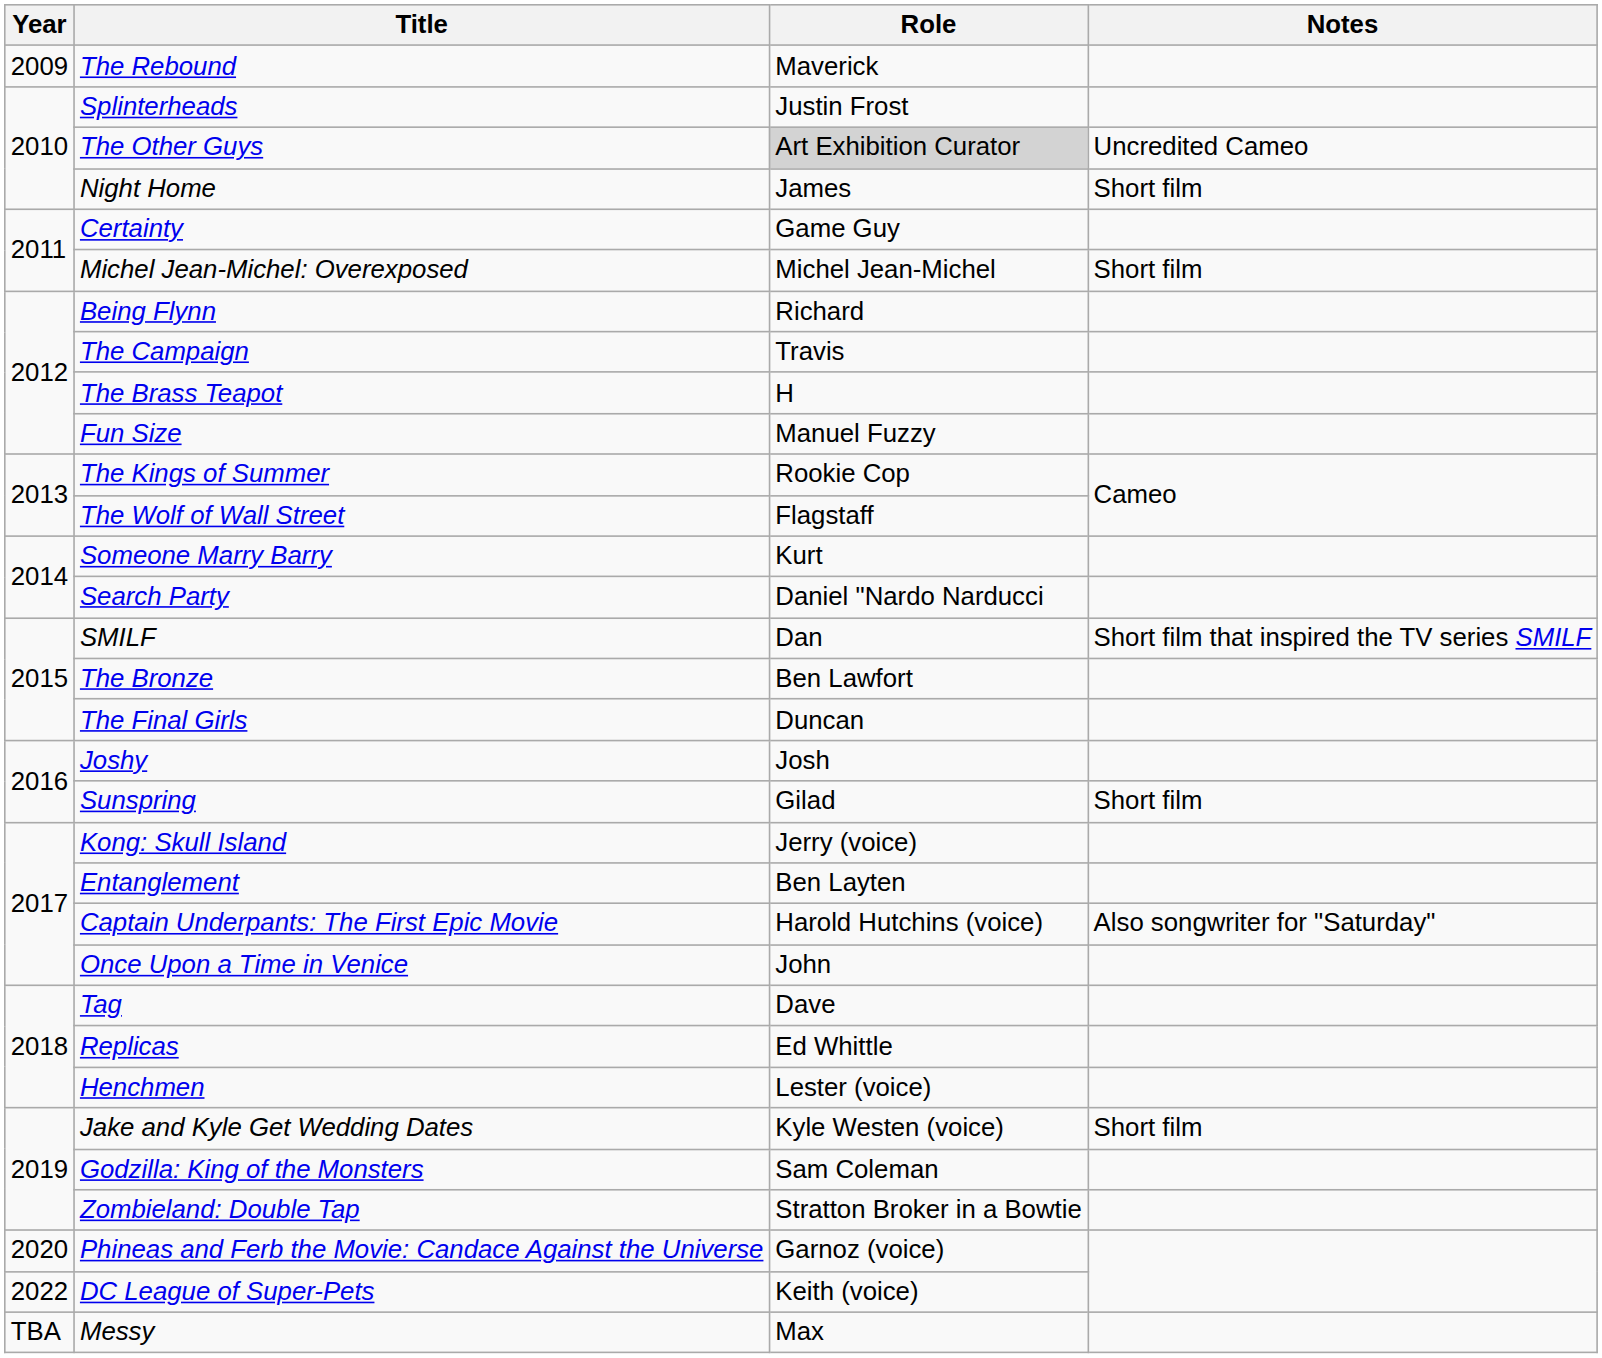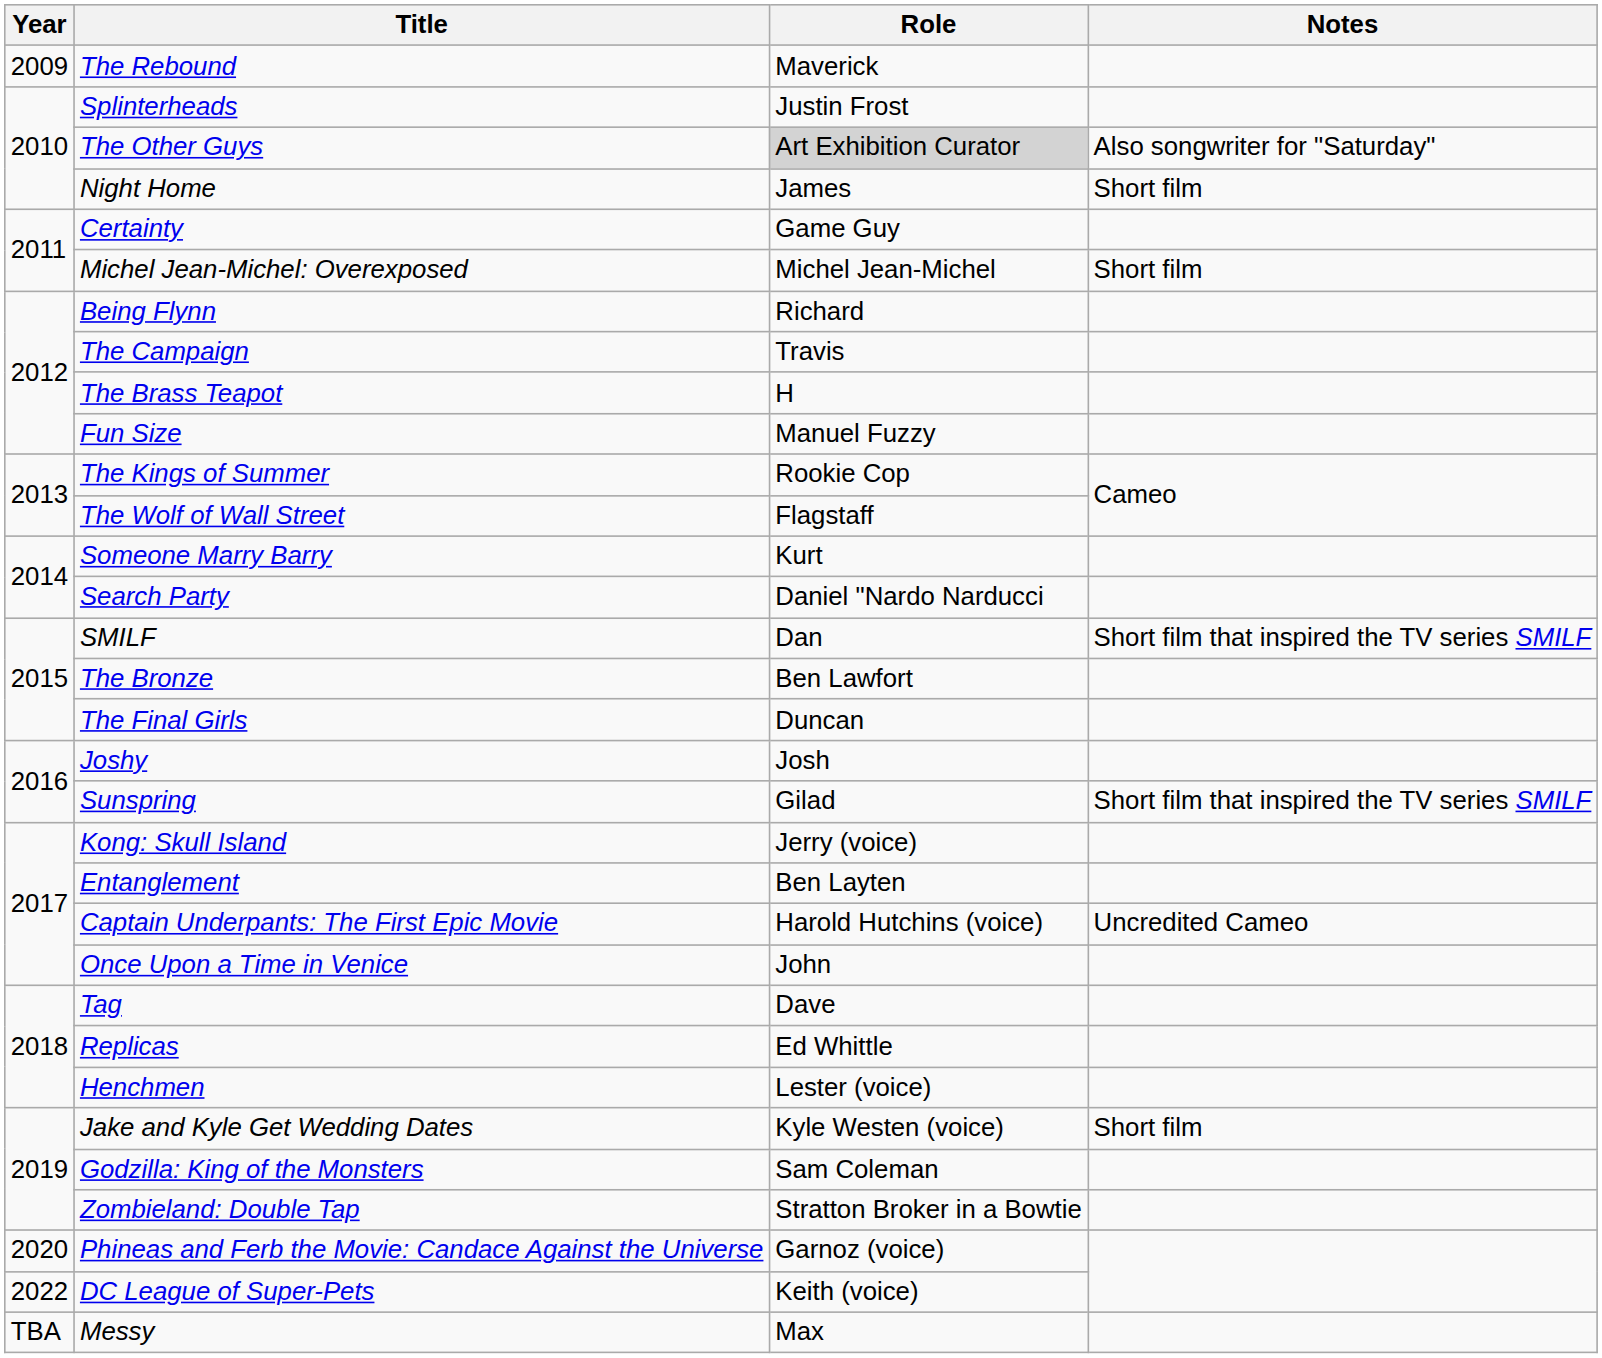(1201, 147) Uncredited Cameo -> (1265, 147) Also songwriter for "Saturday"
(1148, 801) Short film -> (1342, 801) Short film that inspired the TV series SMILF
(1265, 923) Also songwriter for "Saturday" -> (1201, 923) Uncredited Cameo
